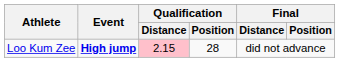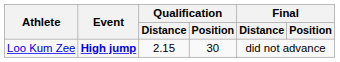(164, 49) pink background -> (164, 49) no background
(213, 49) 28 -> (213, 49) 30
